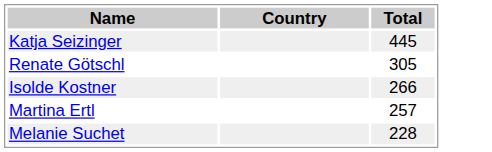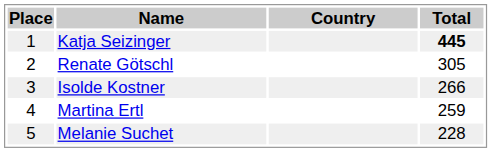+ column: (31, 18)
(403, 41) normal -> (452, 41) bold
(403, 111) 257 -> (452, 111) 259
